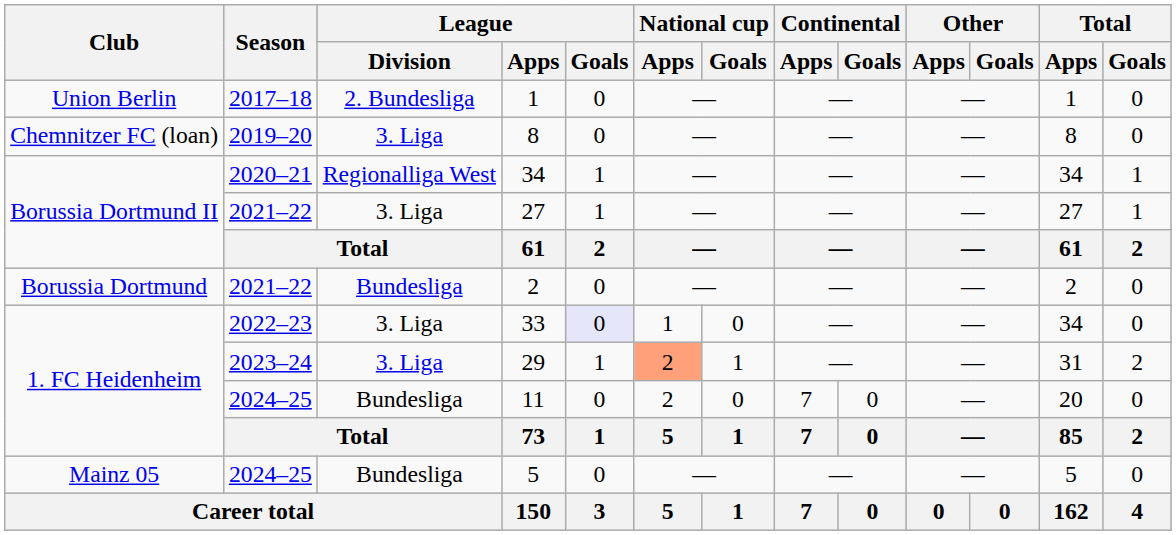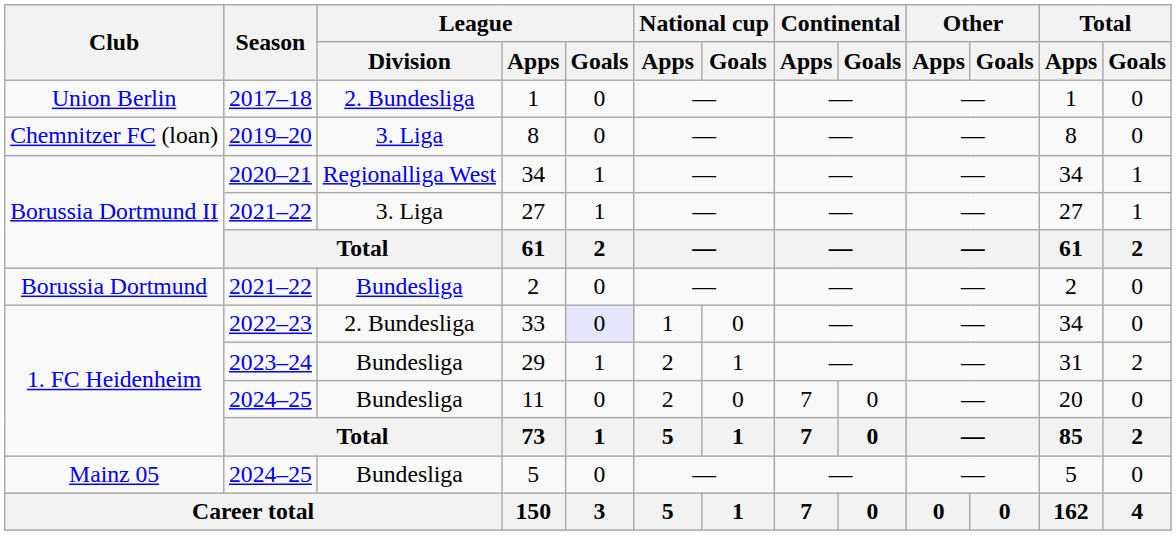(409, 323) 3. Liga -> (409, 323) 2. Bundesliga
(409, 361) 3. Liga -> (409, 361) Bundesliga
(668, 361) lightsalmon background -> (668, 361) no background
